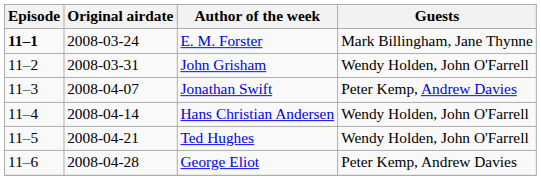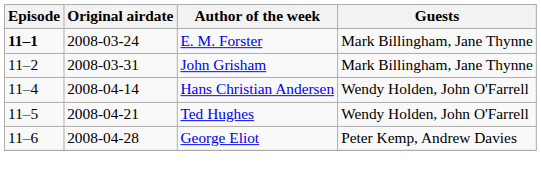(435, 65) Wendy Holden, John O'Farrell -> (437, 65) Mark Billingham, Jane Thynne
- row: (226, 89)
